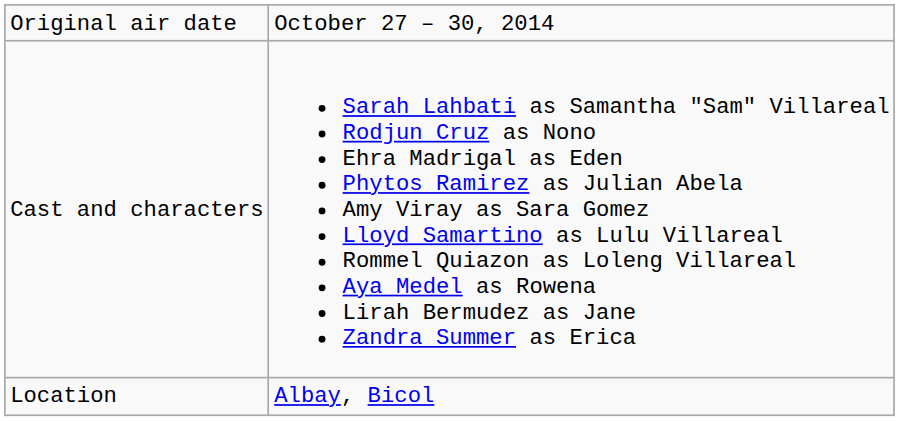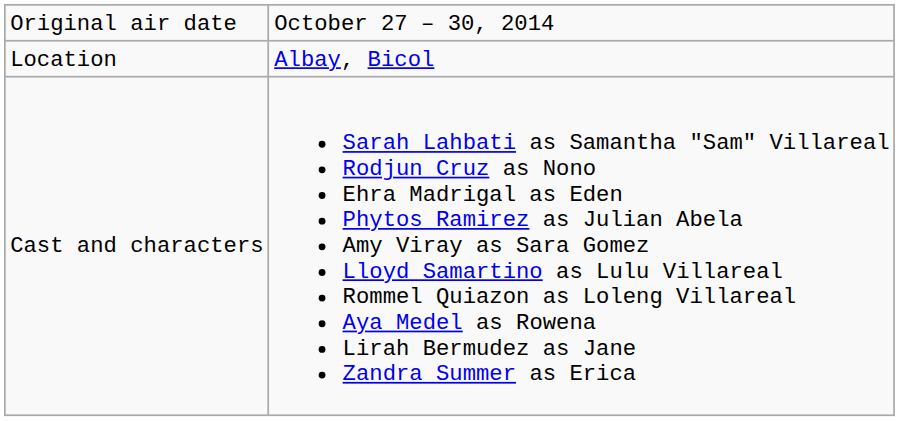rows swapped: (64, 396) <-> (137, 210)
